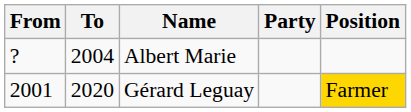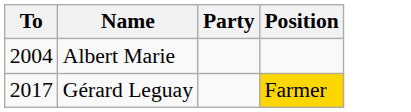- column: (35, 21)
(92, 90) 2020 -> (31, 90) 2017
